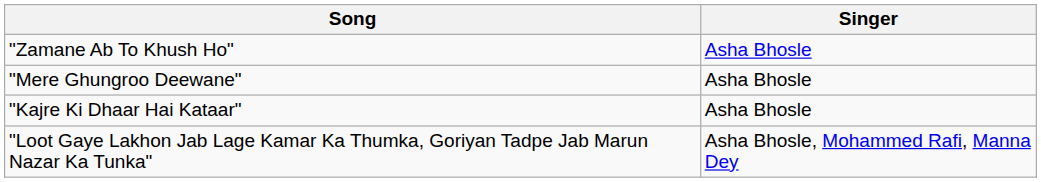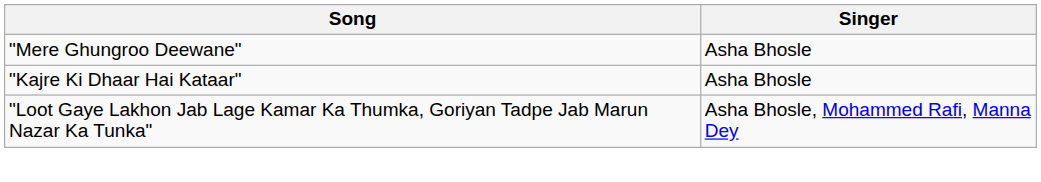- row: (121, 49)
